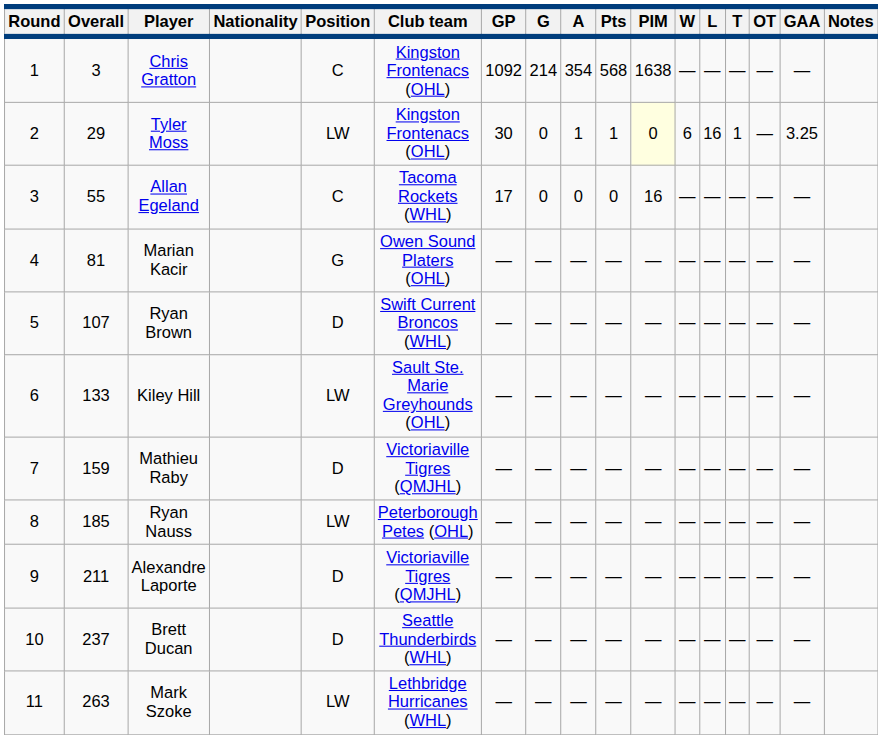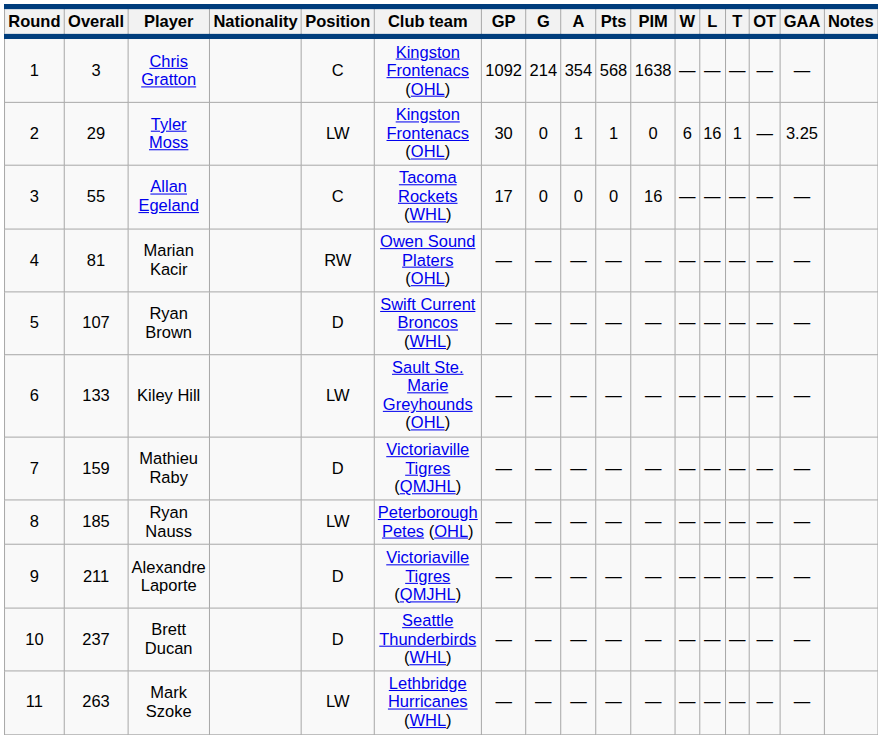(653, 133) lightyellow background -> (653, 133) no background
(338, 260) G -> (338, 260) RW
